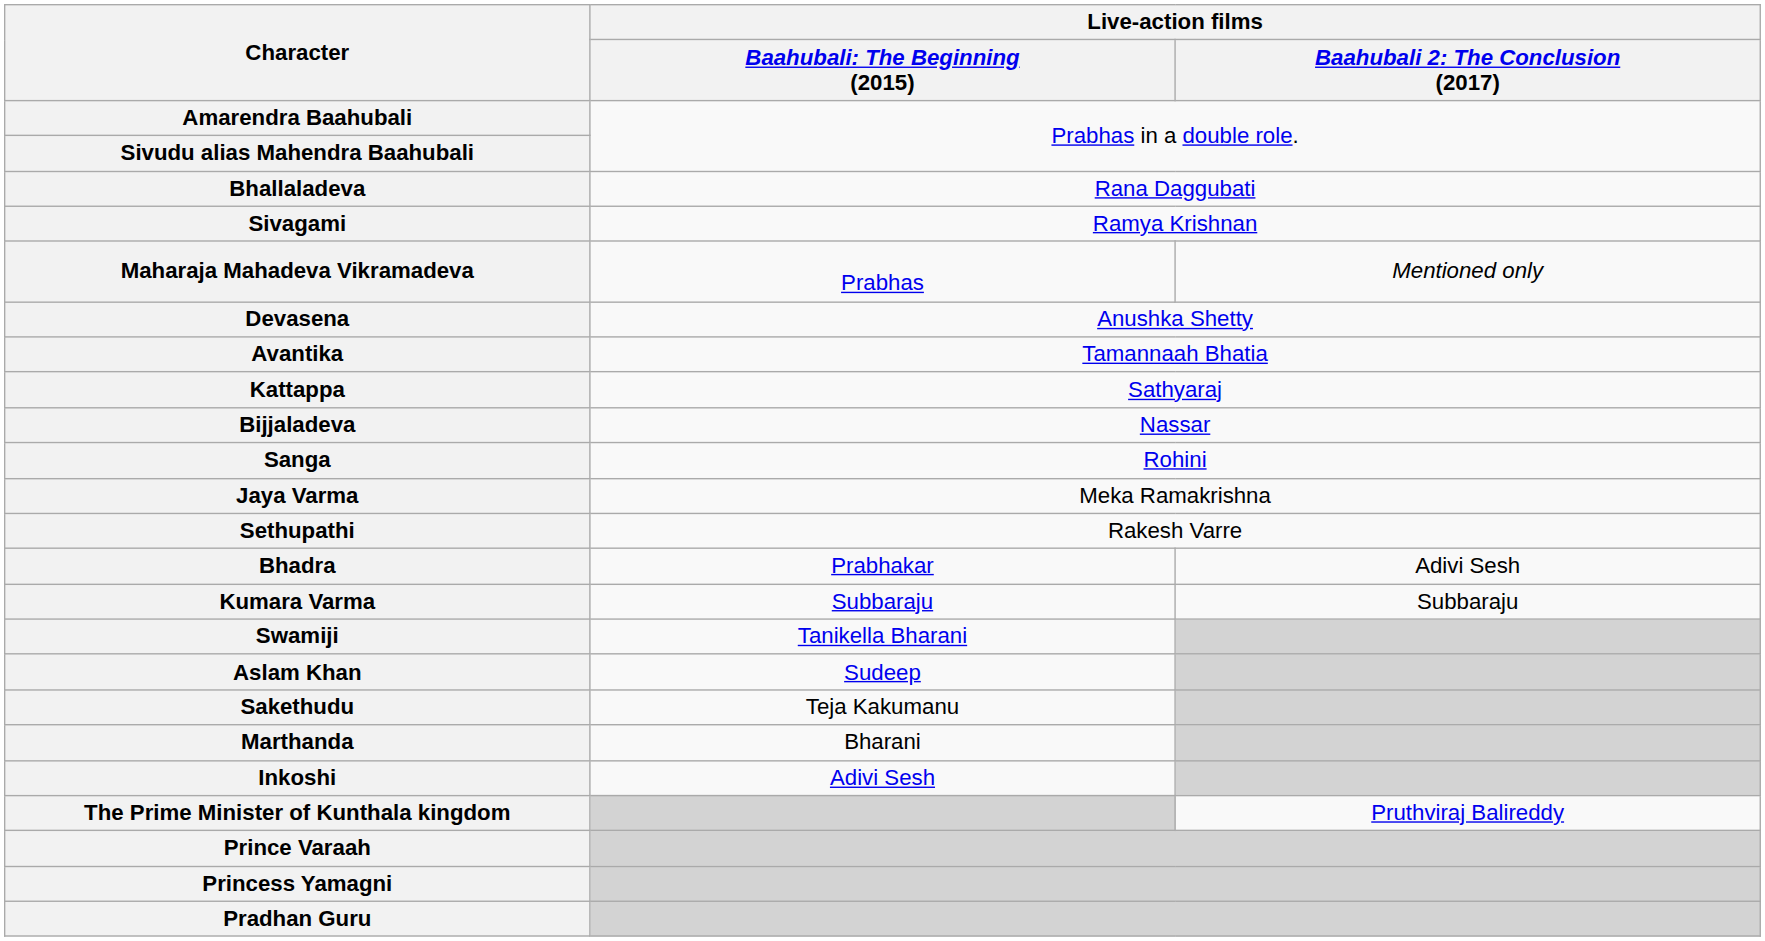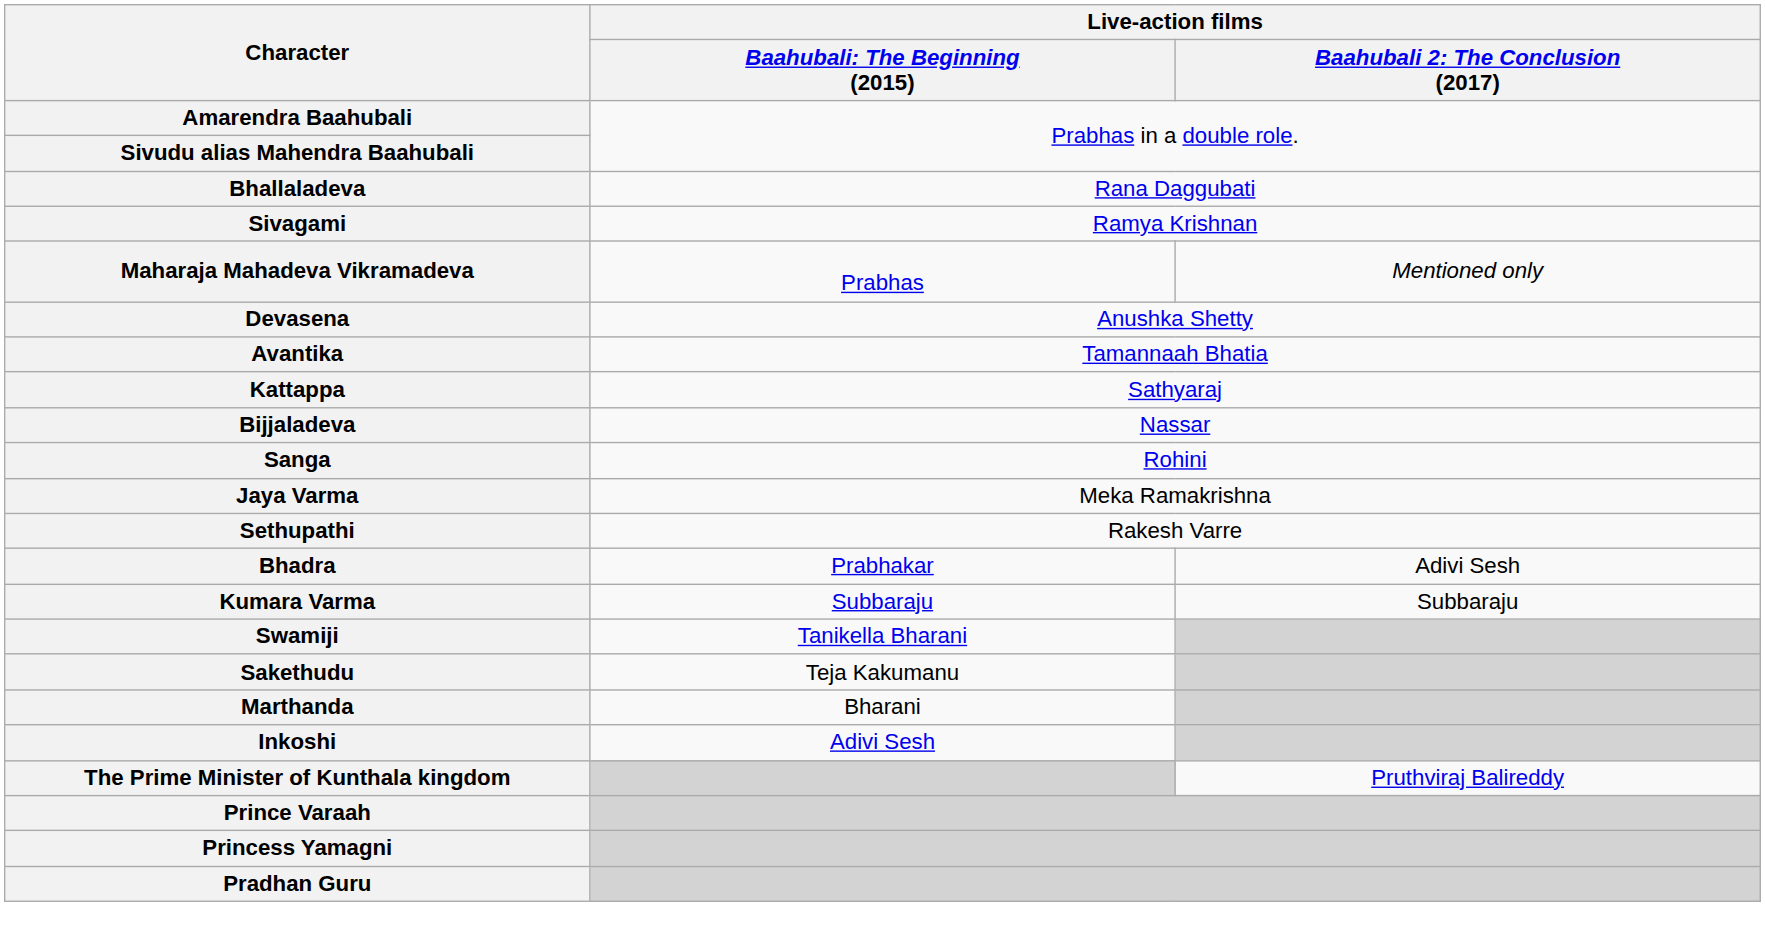- row: (297, 671)
